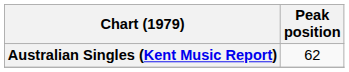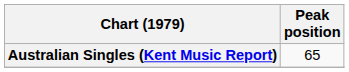(312, 55) 62 -> (312, 55) 65
